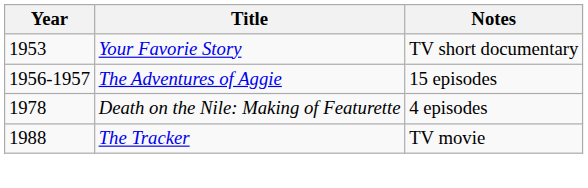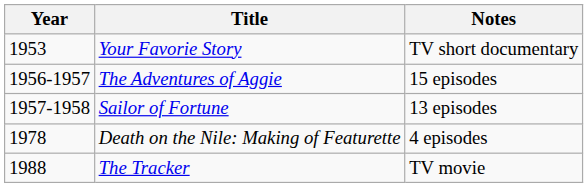+ row: (164, 108)
